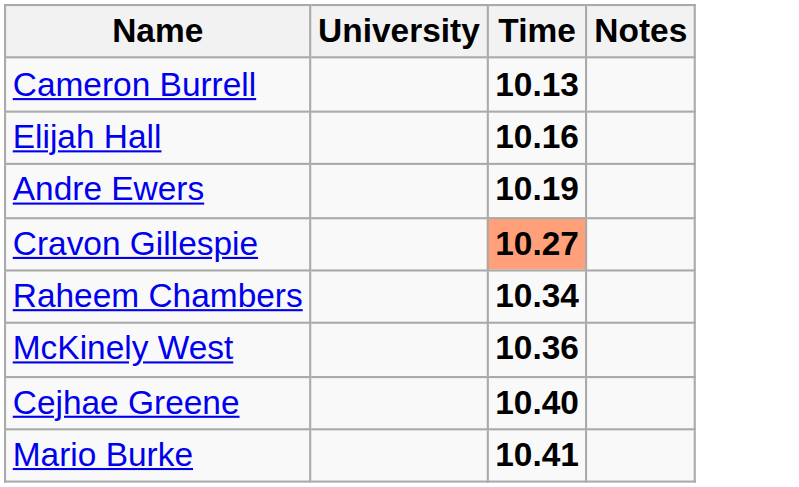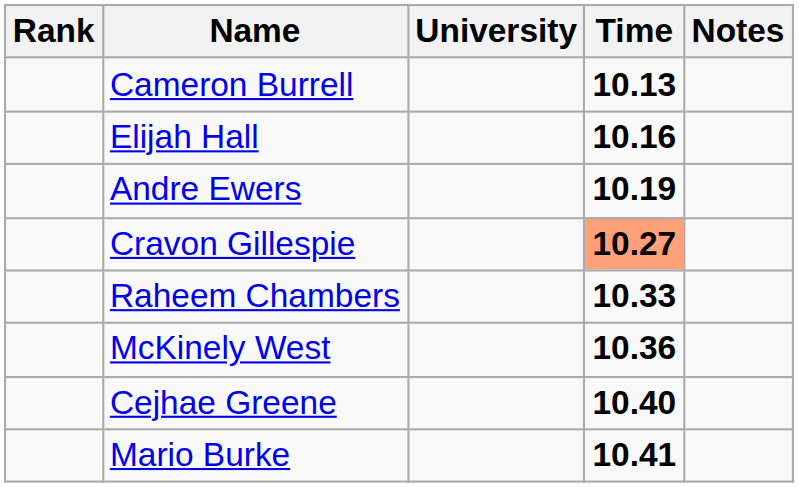+ column: (54, 31)
(537, 296) 10.34 -> (634, 296) 10.33
